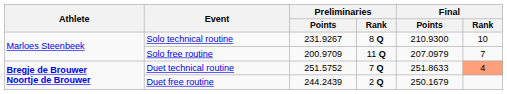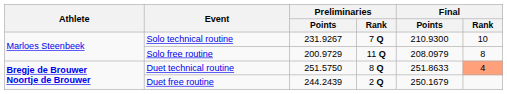(376, 40) 8 Q -> (376, 40) 7 Q
(323, 54) 200.9709 -> (323, 54) 200.9729
(430, 54) 207.0979 -> (430, 54) 208.0979
(483, 54) 7 -> (483, 54) 8
(323, 68) 251.5752 -> (323, 68) 251.5750
(376, 68) 7 Q -> (376, 68) 8 Q
